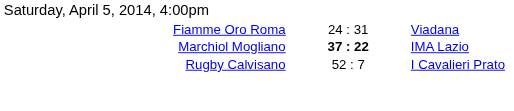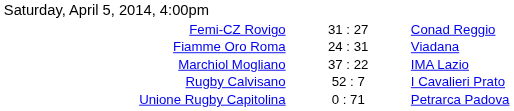+ row: (237, 29)
(348, 47) bold -> (348, 64) normal
+ row: (212, 99)
